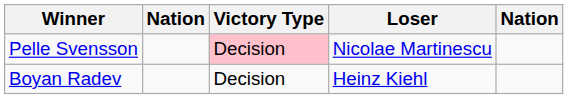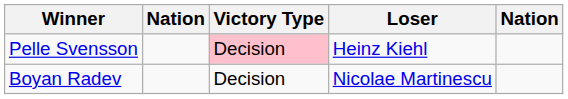(412, 49) Nicolae Martinescu -> (380, 49) Heinz Kiehl
(380, 78) Heinz Kiehl -> (412, 78) Nicolae Martinescu
